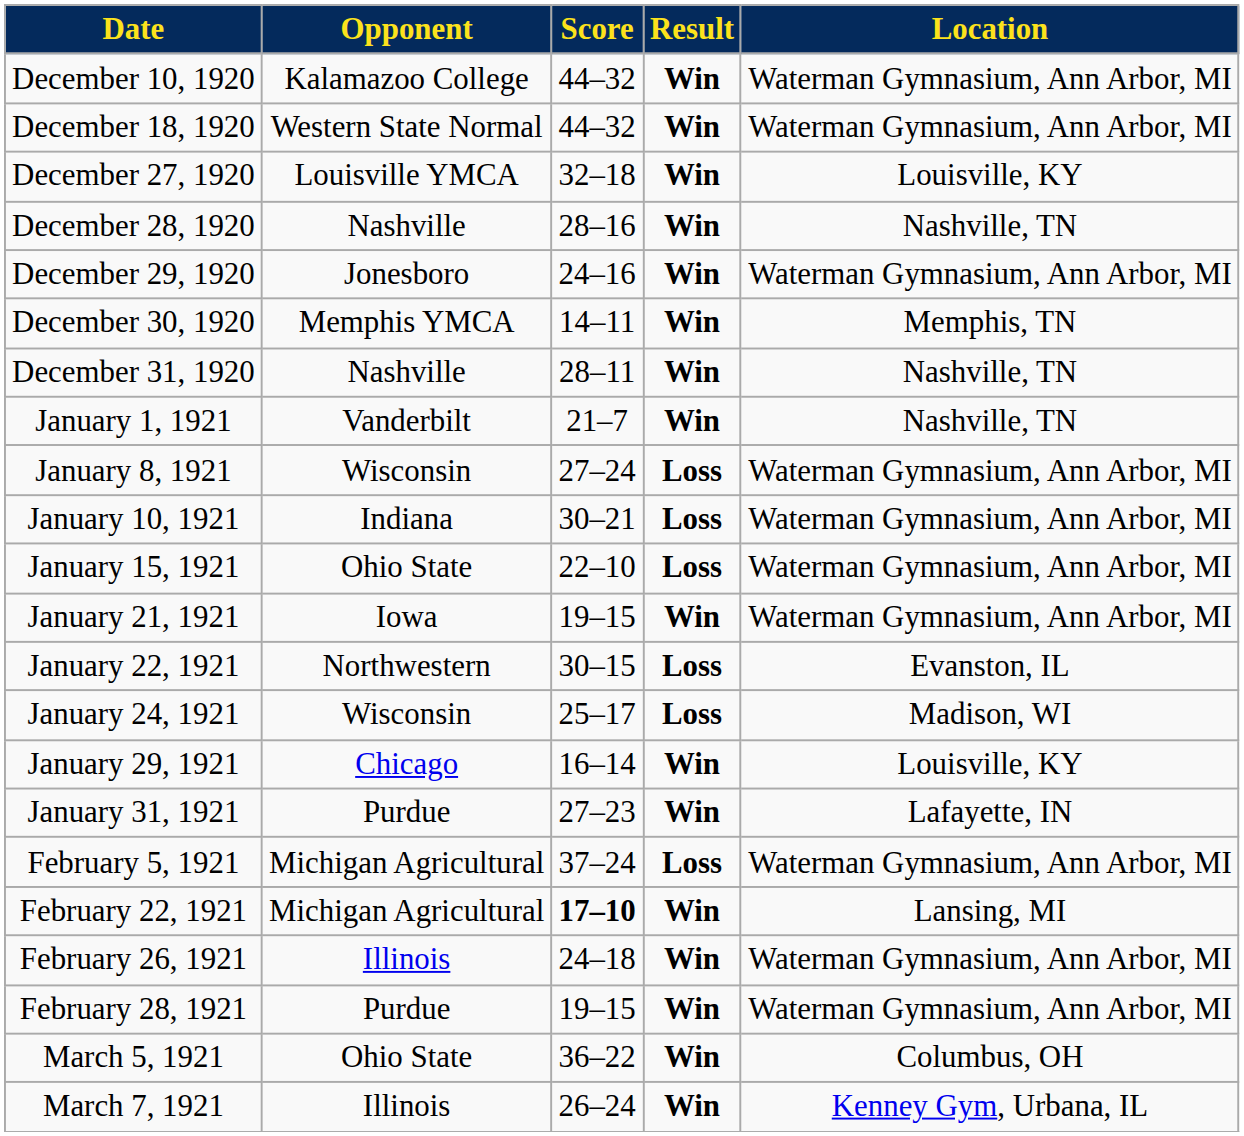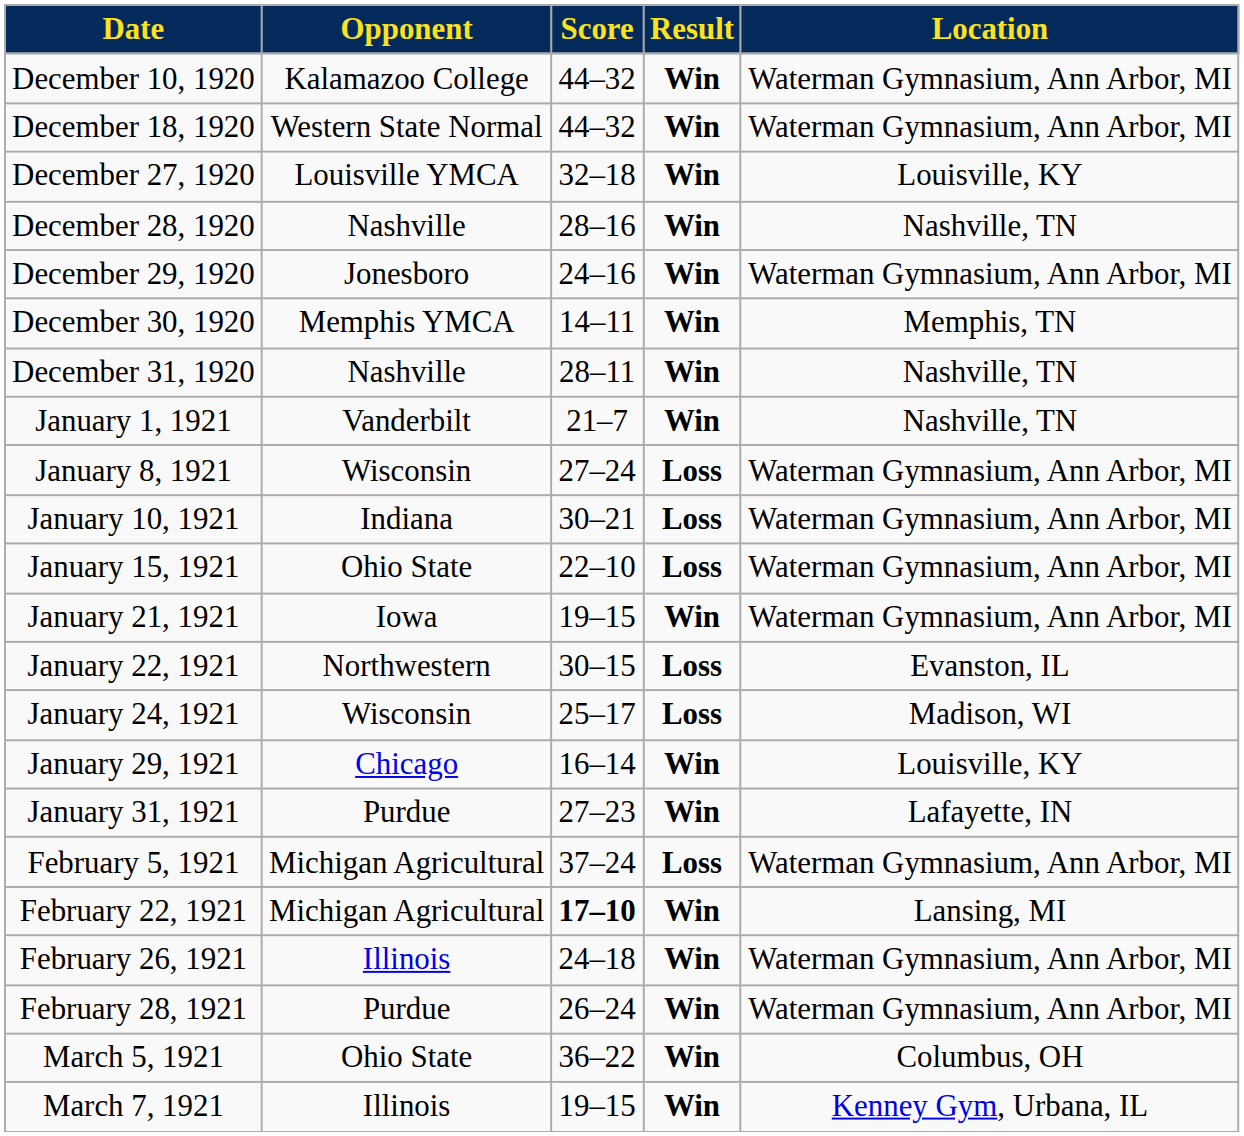(597, 1008) 19–15 -> (597, 1008) 26–24
(597, 1106) 26–24 -> (597, 1106) 19–15
